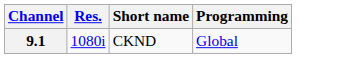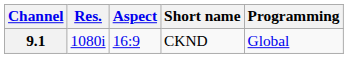+ column: (135, 16)
